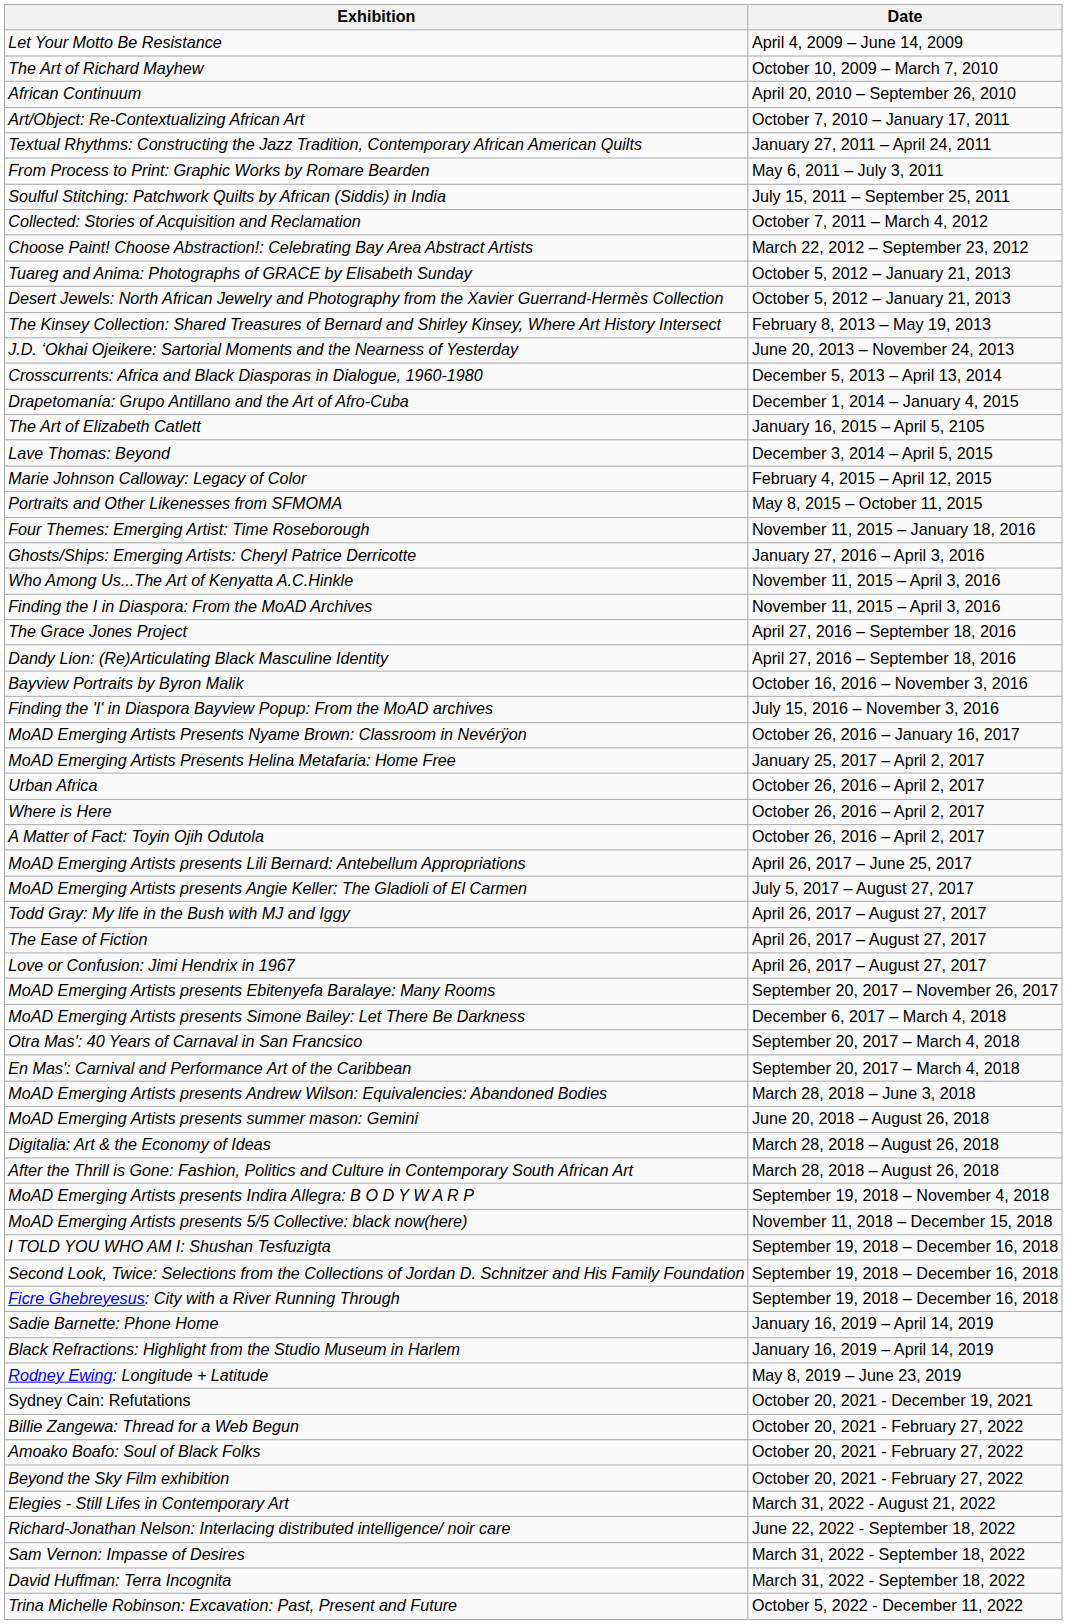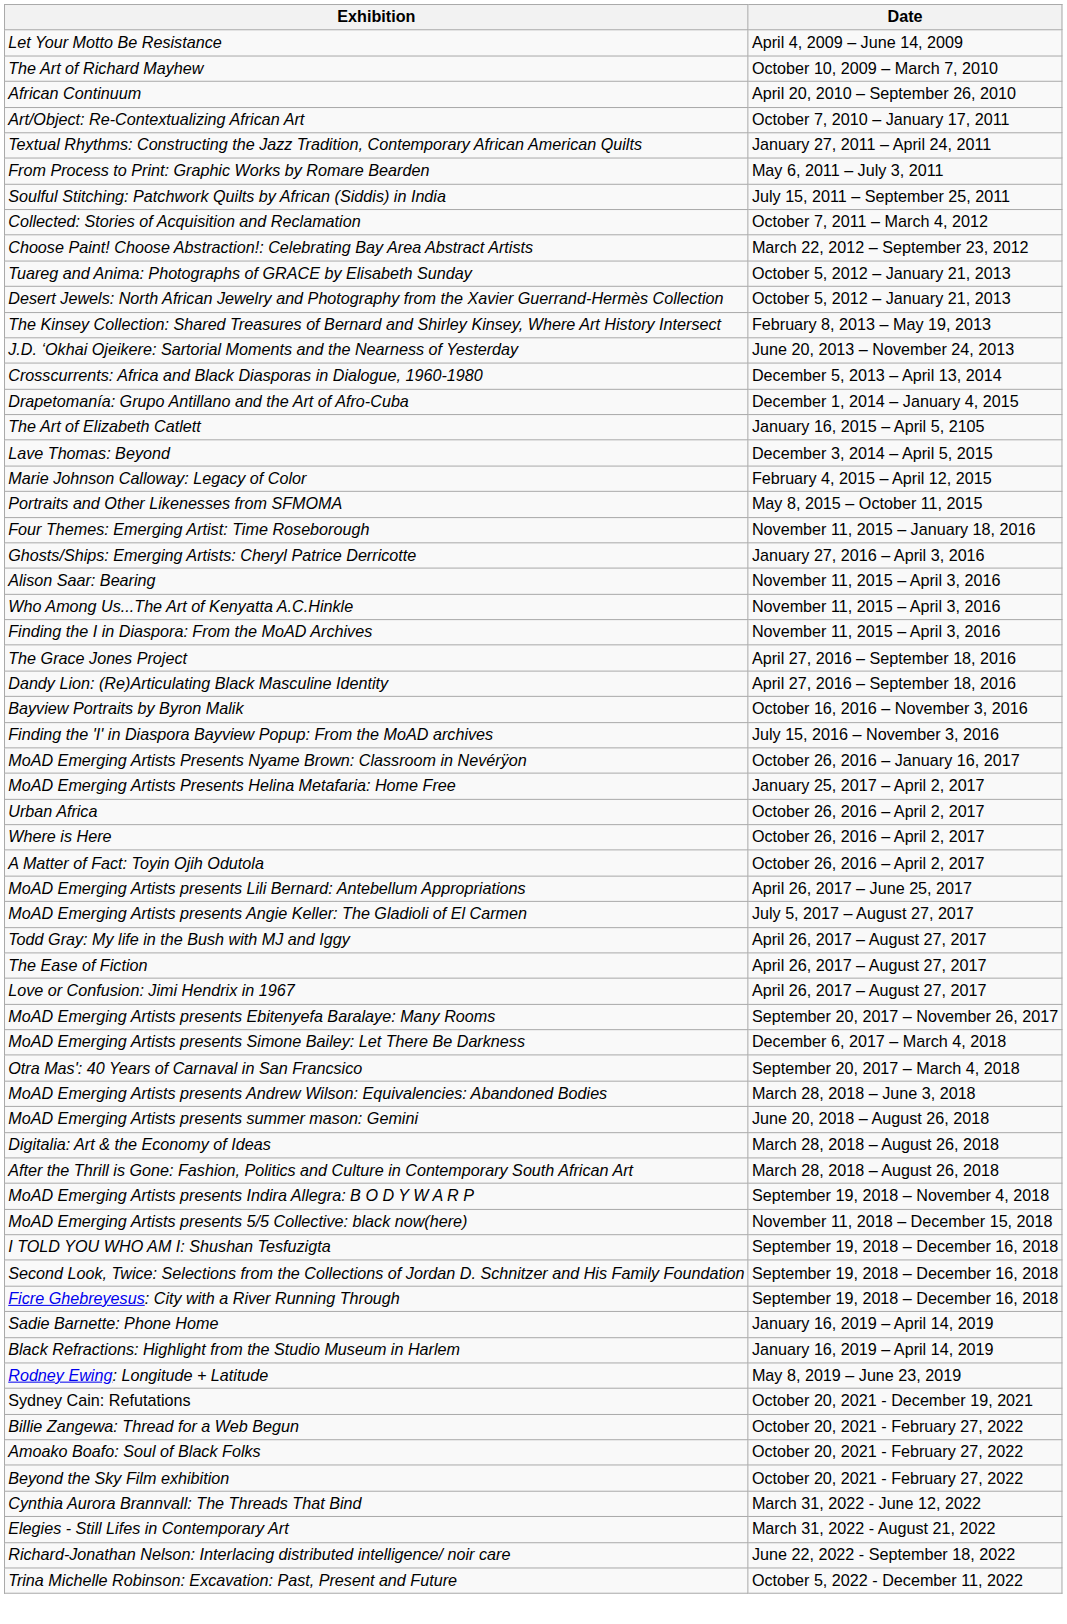+ row: (82, 581)
- row: (210, 1068)
+ row: (185, 1503)
- row: (126, 1555)
- row: (120, 1580)
